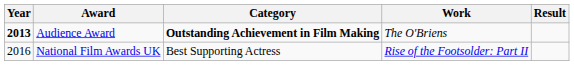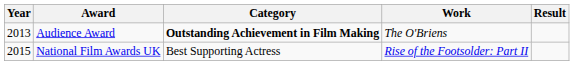(19, 32) bold -> (19, 32) normal
(19, 51) 2016 -> (19, 51) 2015
